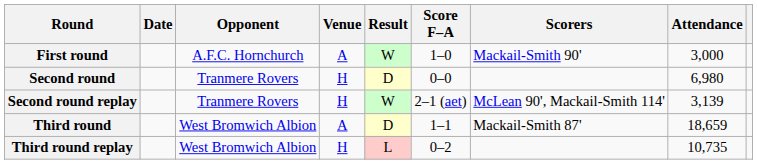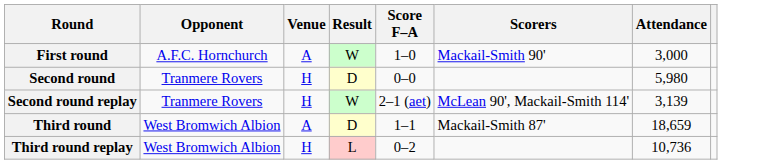- column: (158, 24)
(707, 78) 6,980 -> (671, 78) 5,980
(707, 147) 10,735 -> (671, 147) 10,736
